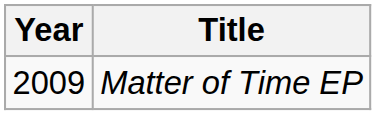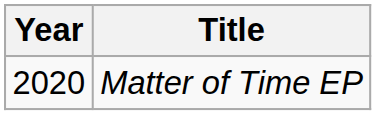(49, 82) 2009 -> (49, 82) 2020
